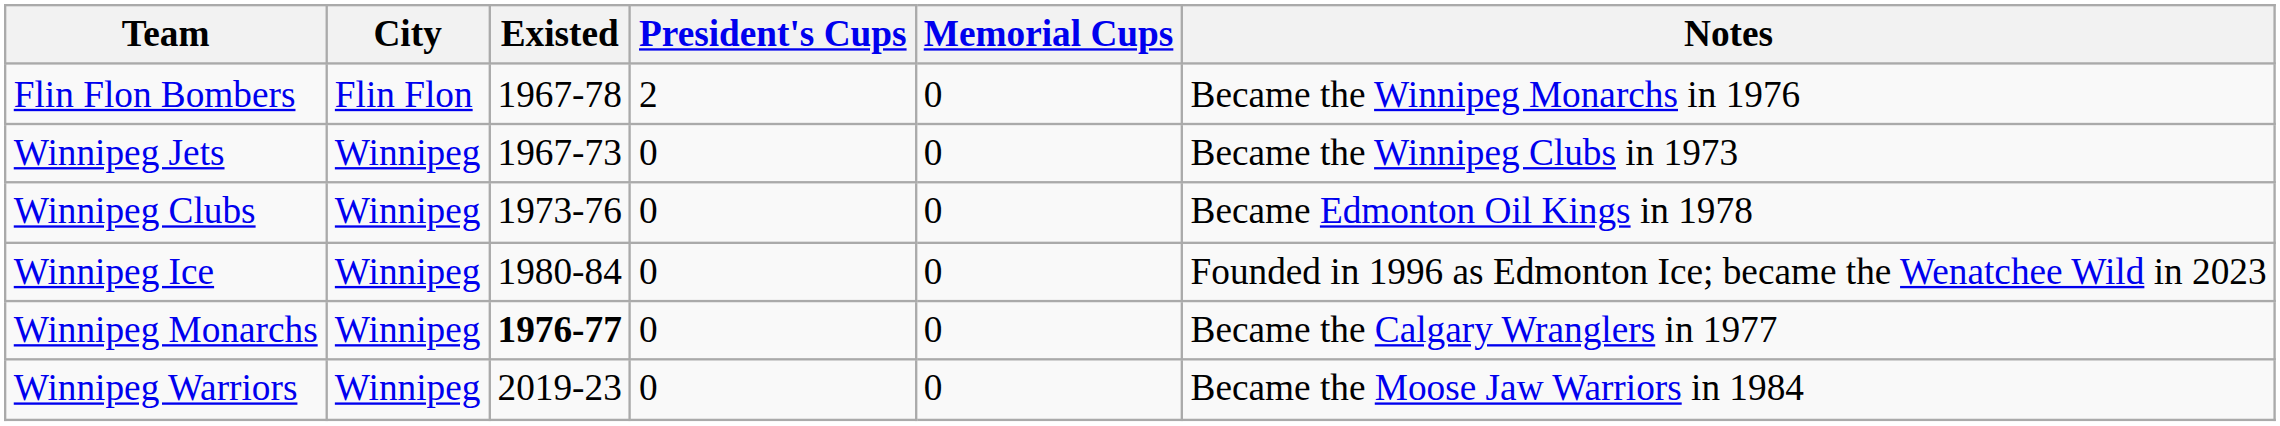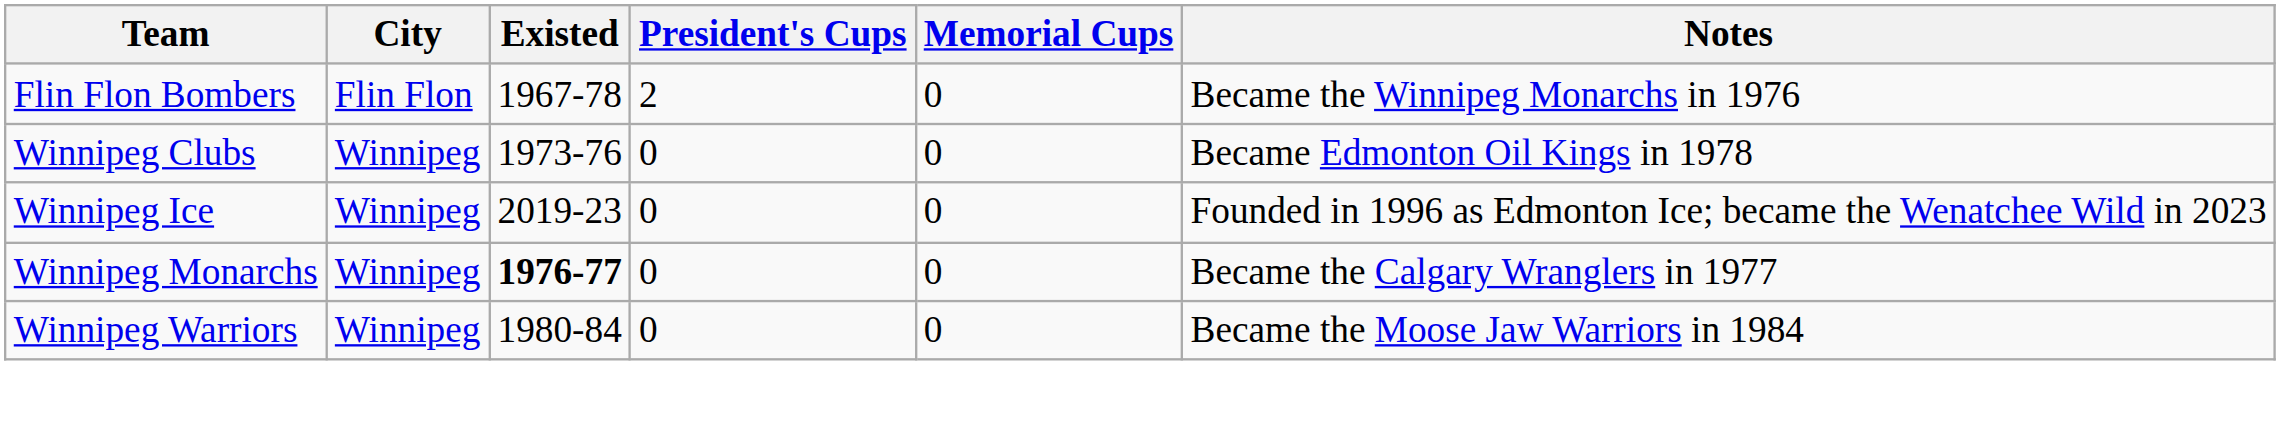- row: (119, 152)
(560, 270) 1980-84 -> (560, 211) 2019-23
(560, 388) 2019-23 -> (560, 329) 1980-84
